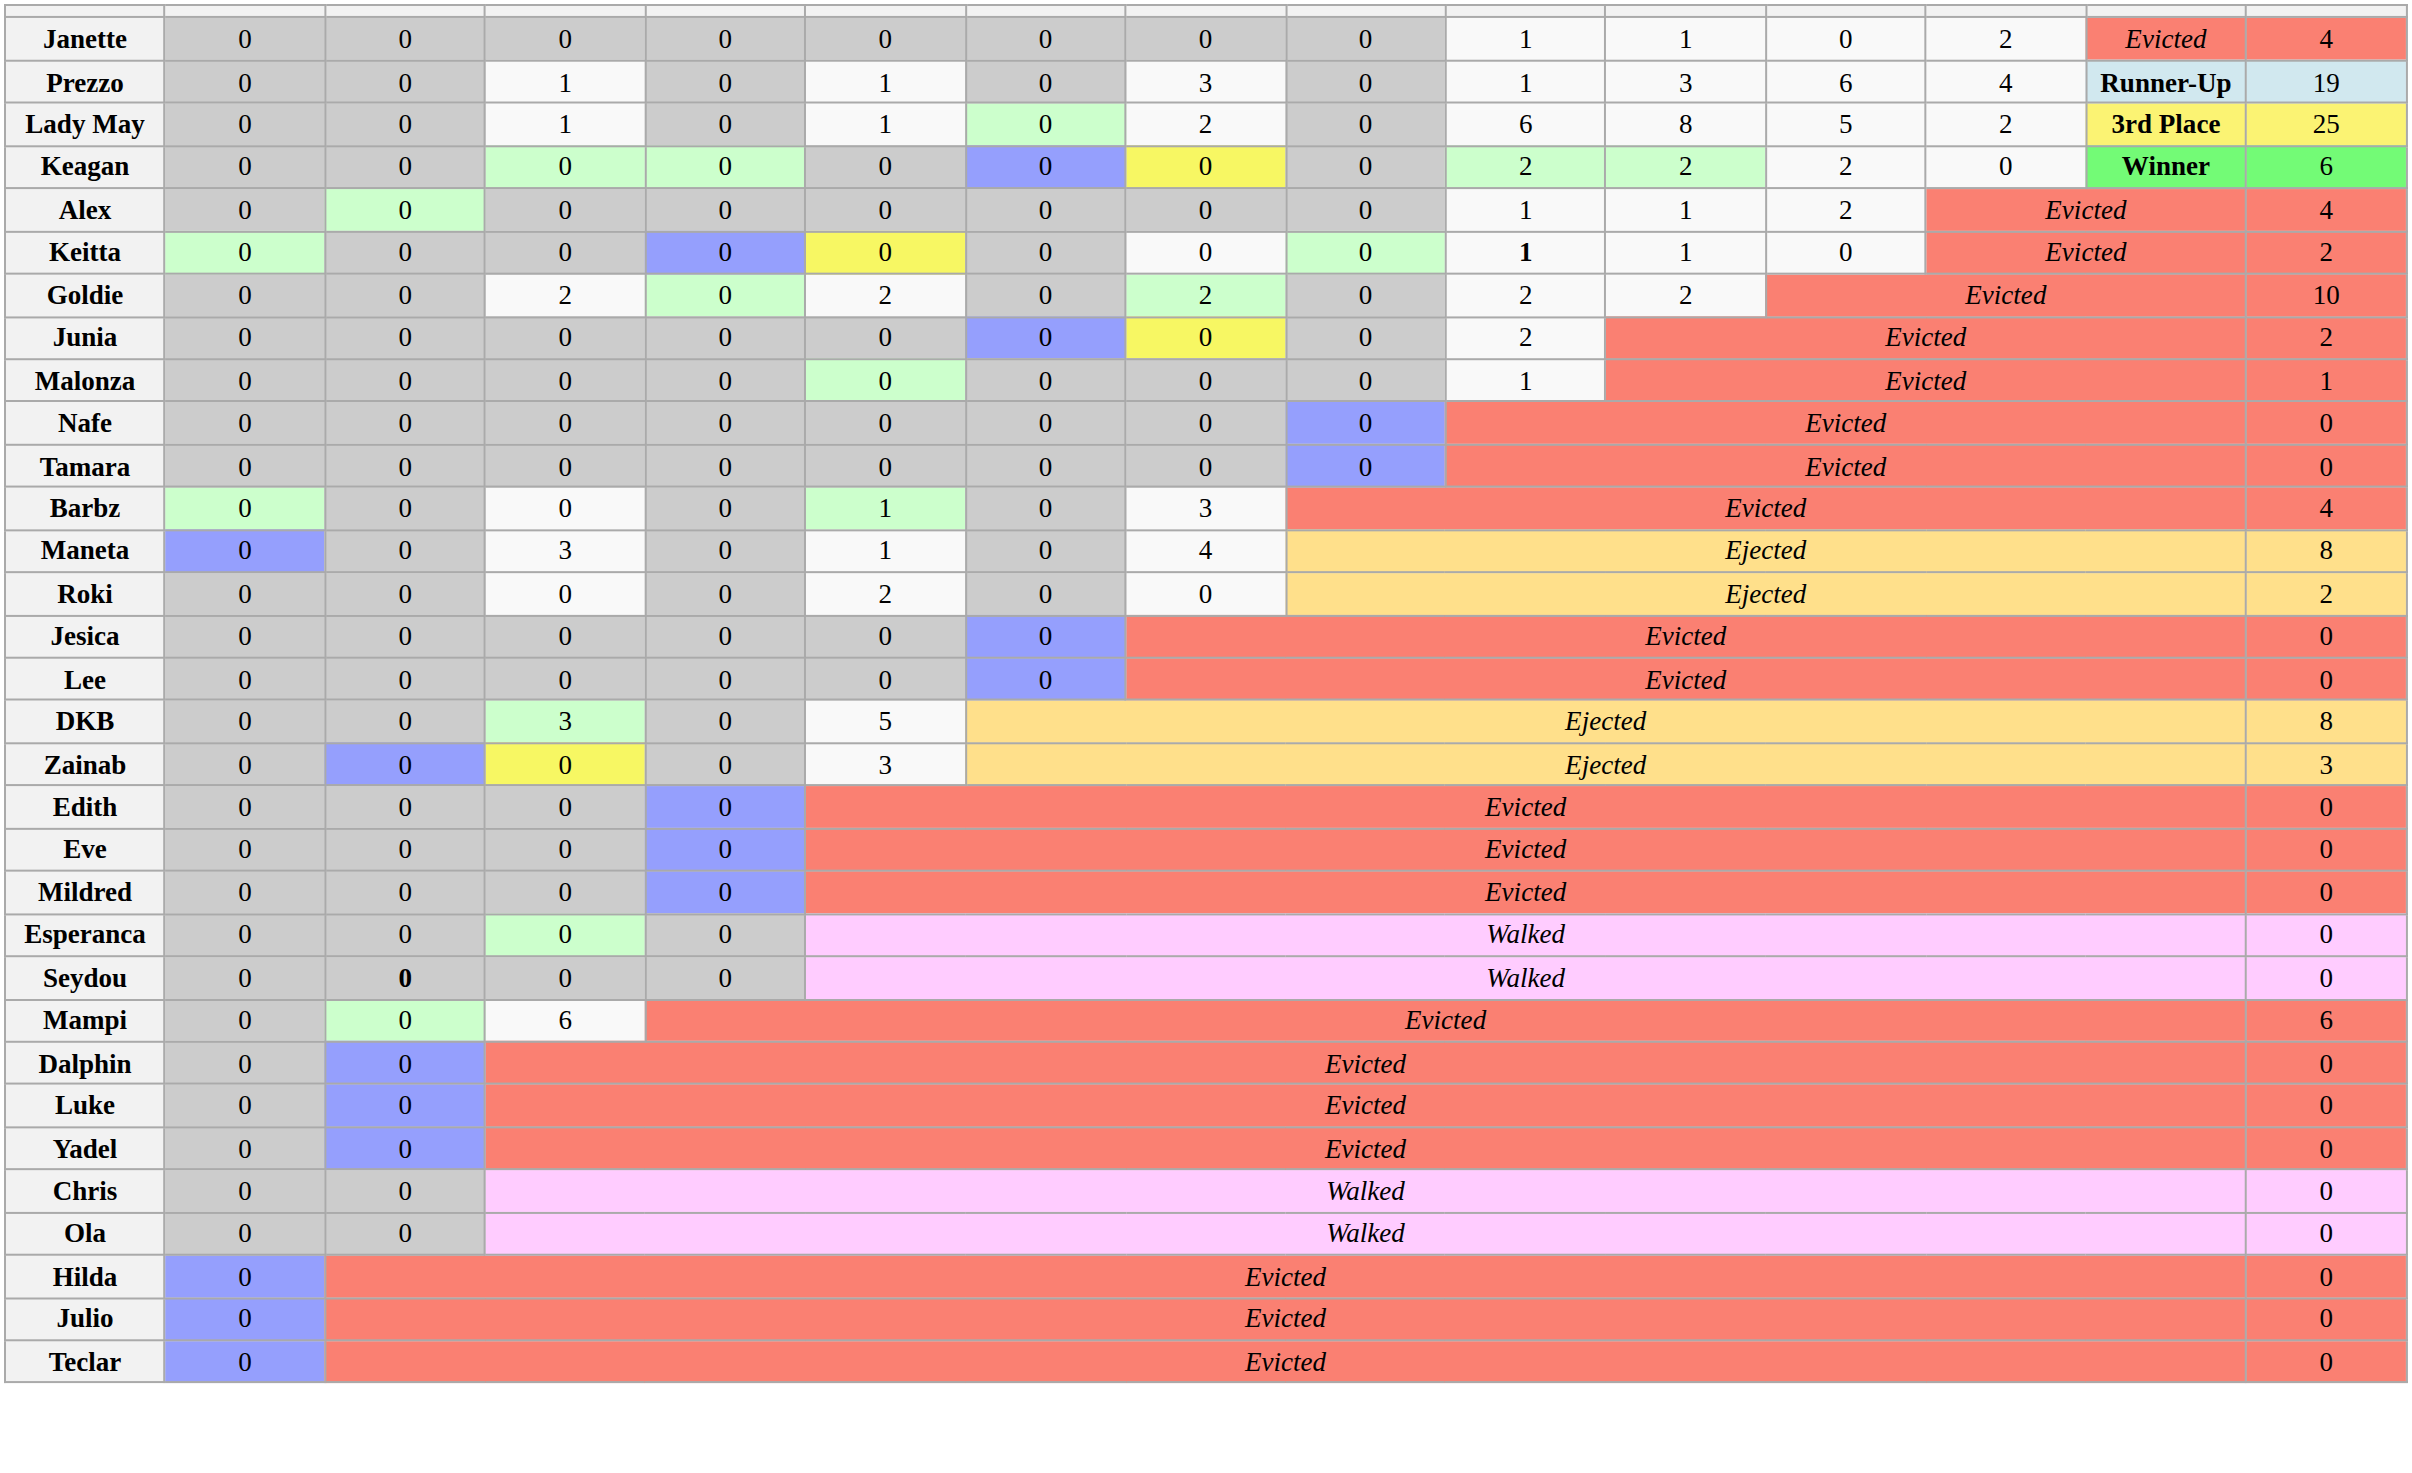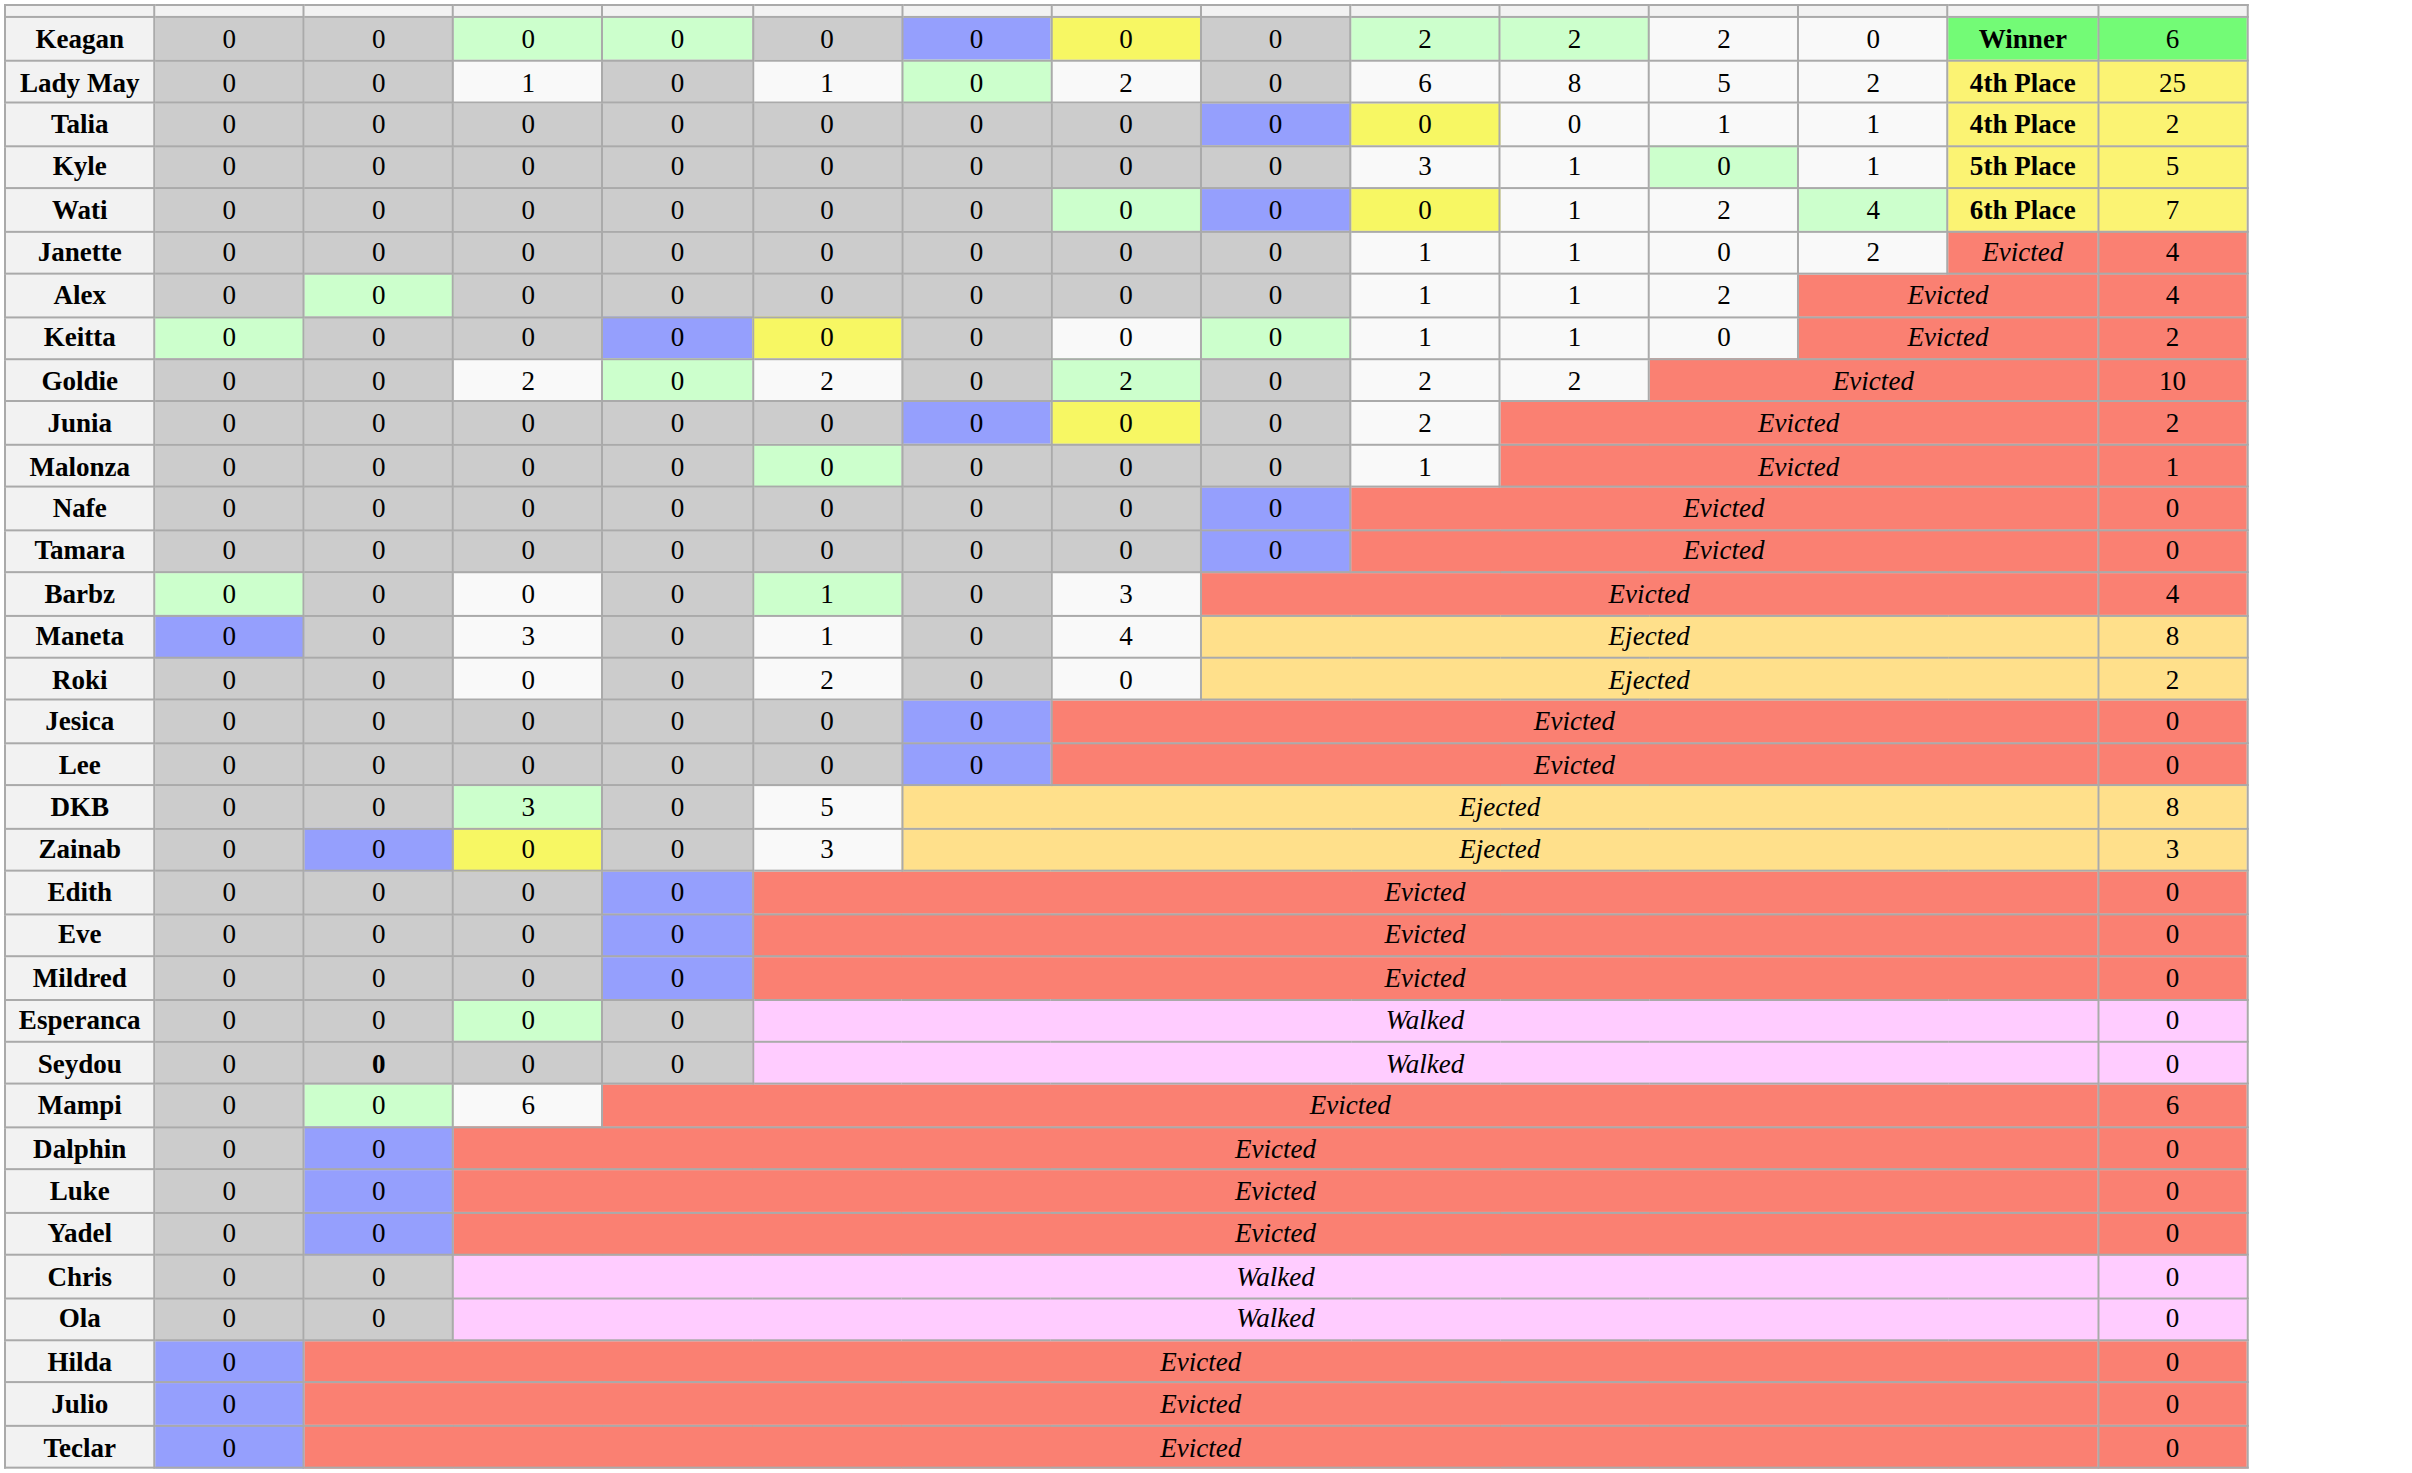rows swapped: (85, 167) <-> (85, 39)
- row: (85, 81)
(2166, 124) 3rd Place -> (2023, 81) 4th Place
+ row: (80, 124)
+ row: (80, 167)
+ row: (80, 209)
(1526, 252) bold -> (1425, 337) normal
